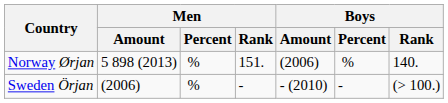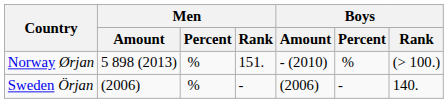(299, 62) (2006) -> (304, 62) - (2010)
(406, 62) 140. -> (416, 62) (> 100.)
(304, 86) - (2010) -> (299, 86) (2006)
(416, 86) (> 100.) -> (406, 86) 140.
